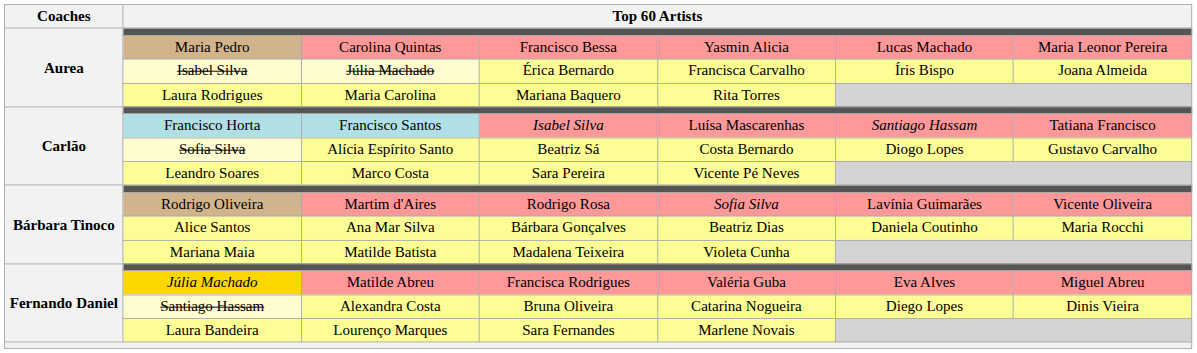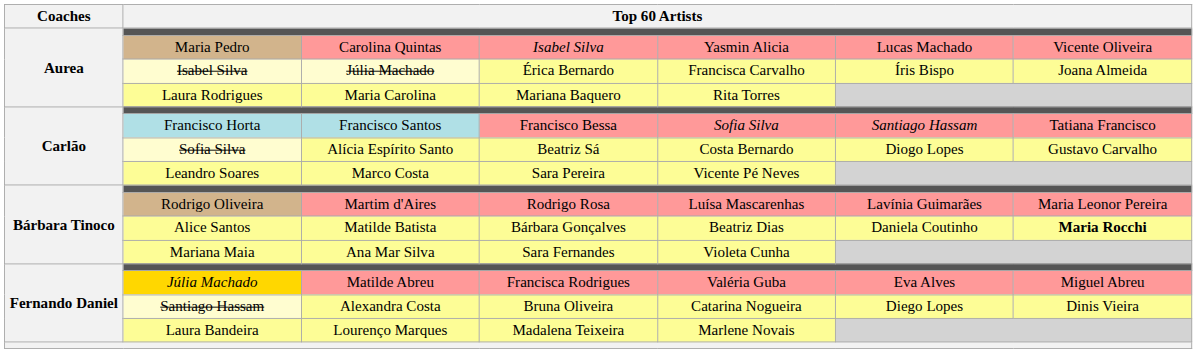(568, 47) Francisco Bessa -> (568, 47) Isabel Silva
(1103, 47) Maria Leonor Pereira -> (1103, 47) Vicente Oliveira
(568, 125) Isabel Silva -> (568, 125) Francisco Bessa
(746, 125) Luísa Mascarenhas -> (746, 125) Sofia Silva
(746, 204) Sofia Silva -> (746, 204) Luísa Mascarenhas
(1103, 204) Vicente Oliveira -> (1103, 204) Maria Leonor Pereira
(390, 228) Ana Mar Silva -> (390, 228) Matilde Batista
(1103, 228) normal -> (1103, 228) bold
(390, 251) Matilde Batista -> (390, 251) Ana Mar Silva
(568, 251) Madalena Teixeira -> (568, 251) Sara Fernandes
(568, 330) Sara Fernandes -> (568, 330) Madalena Teixeira
